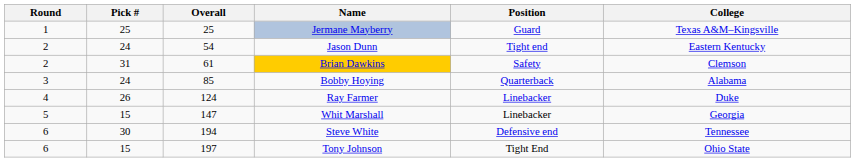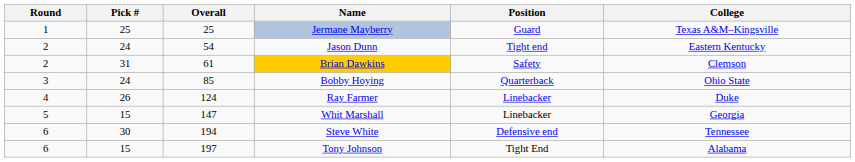(727, 81) Alabama -> (727, 81) Ohio State
(727, 149) Ohio State -> (727, 149) Alabama
